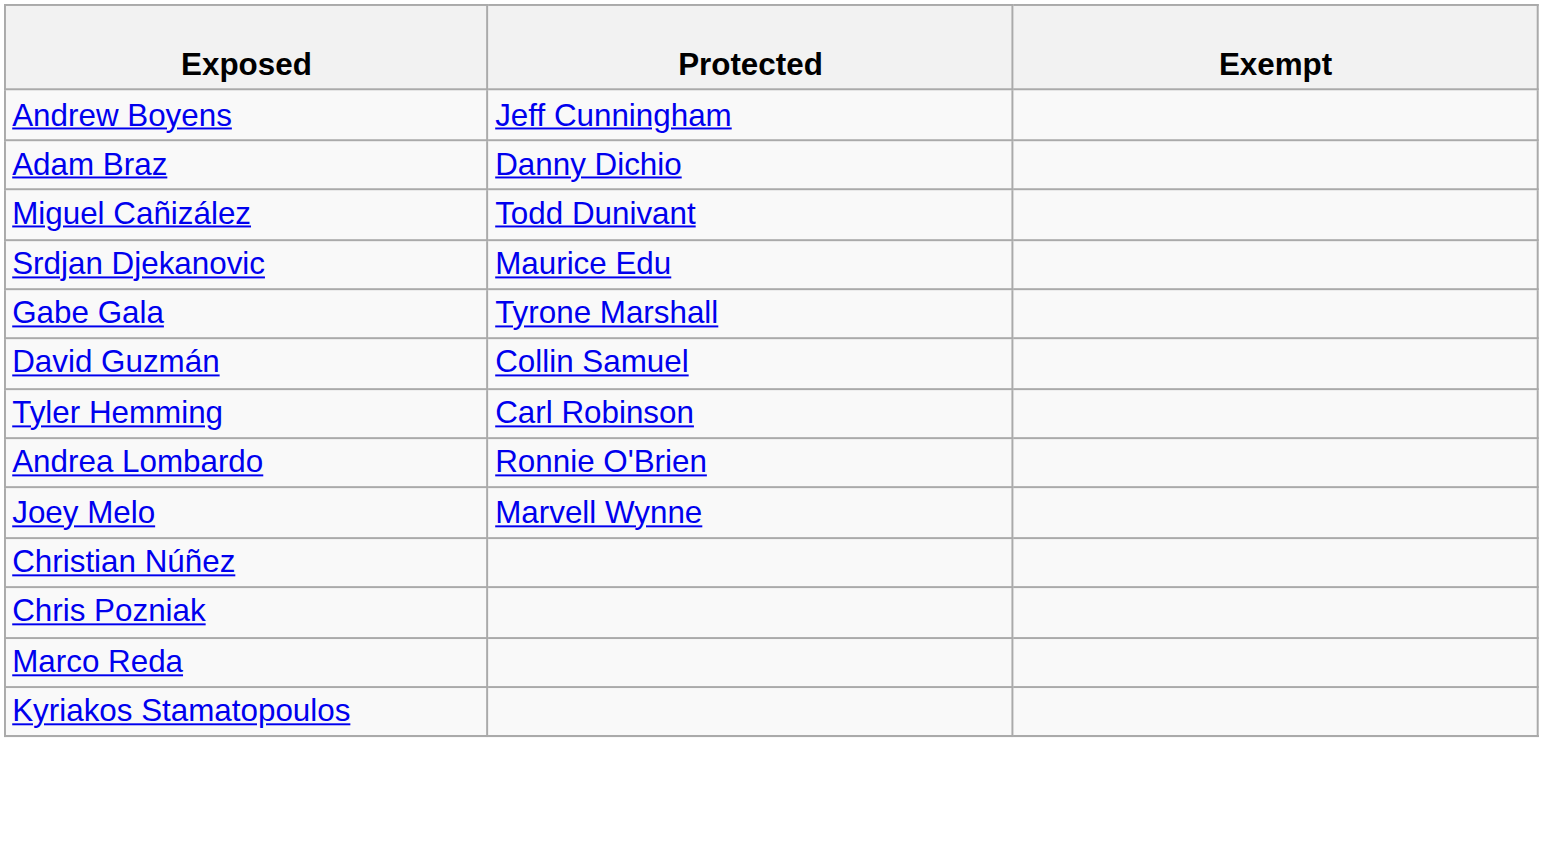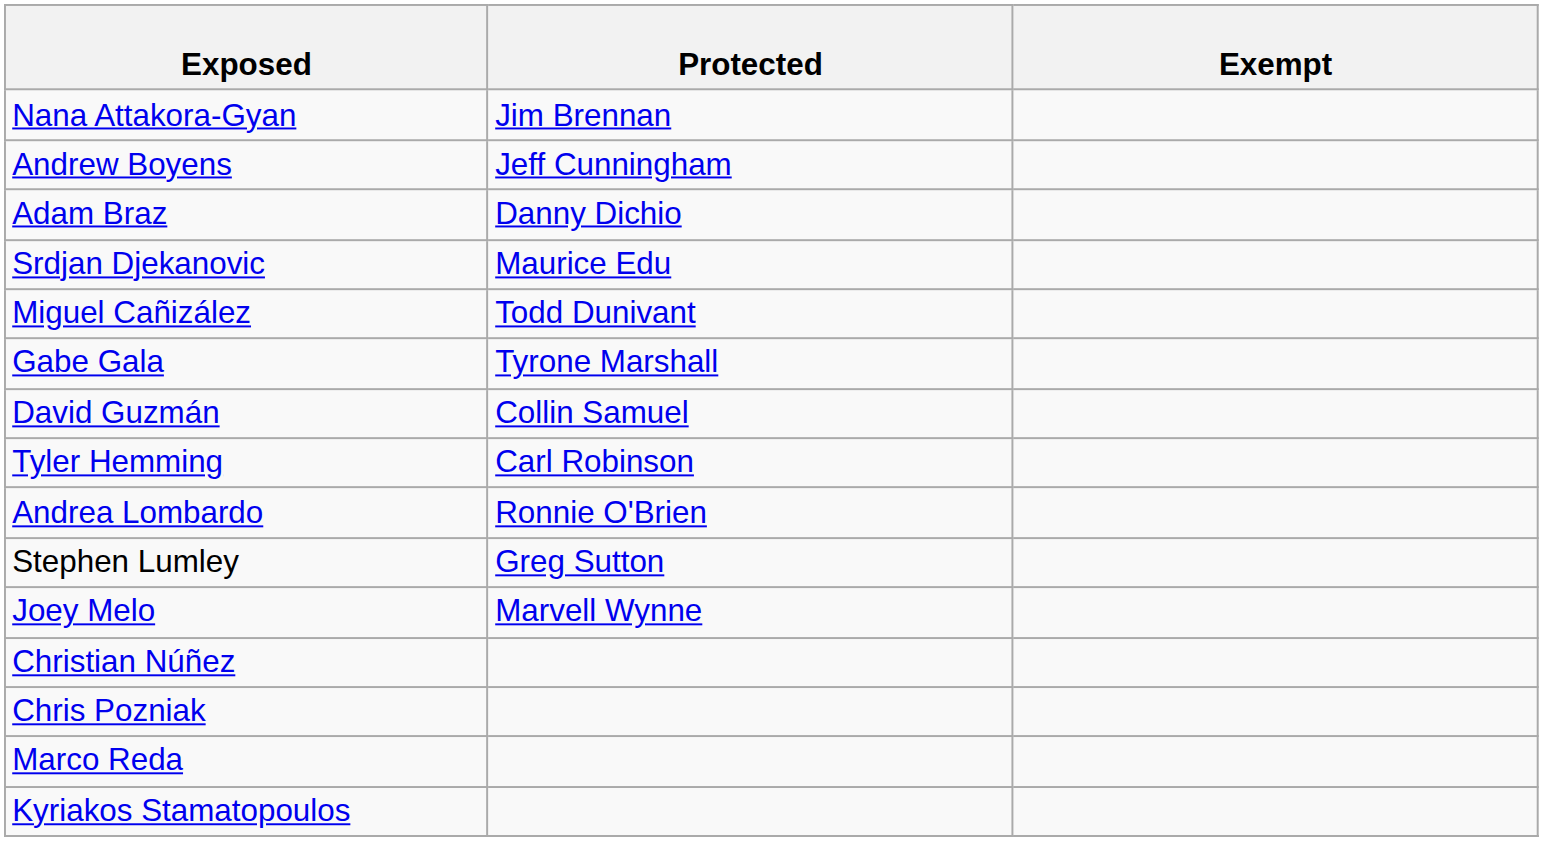+ row: (154, 114)
rows swapped: (132, 213) <-> (139, 263)
+ row: (126, 561)
